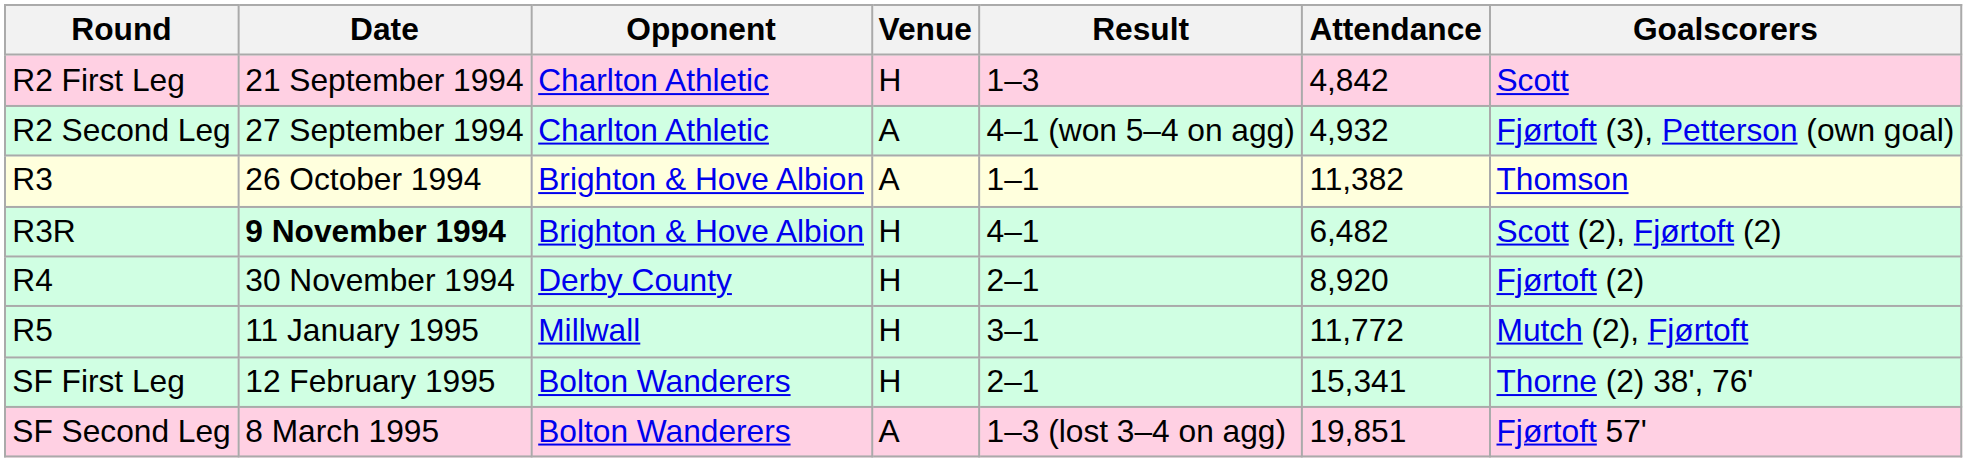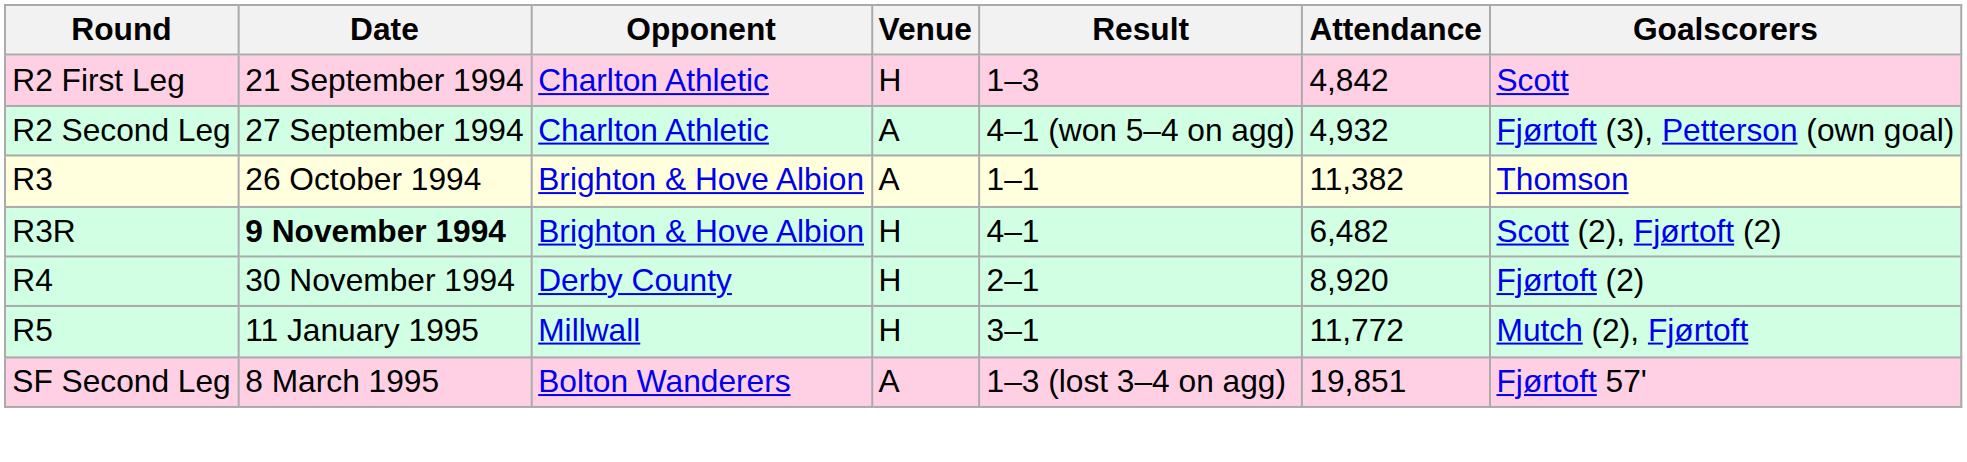- row: (99, 381)
